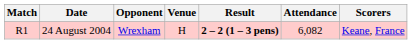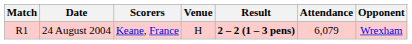columns swapped: (139, 13) <-> (373, 13)
(310, 30) 6,082 -> (326, 30) 6,079
